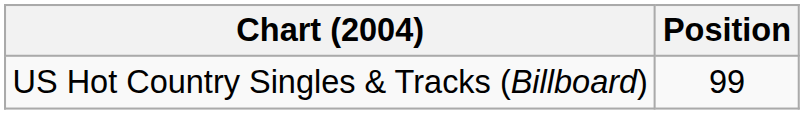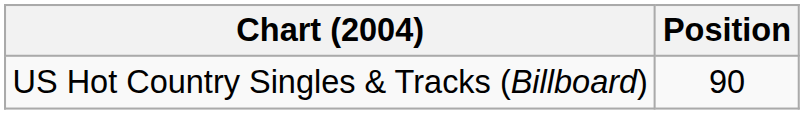(727, 81) 99 -> (727, 81) 90
